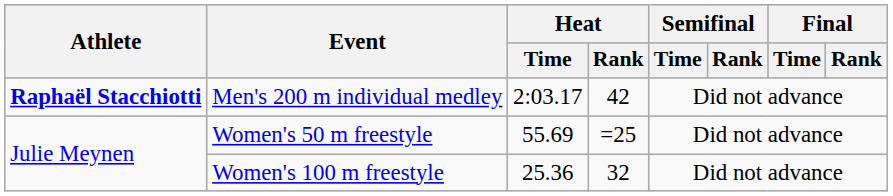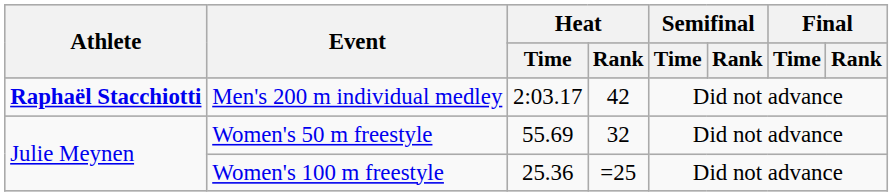(618, 135) =25 -> (618, 135) 32
(618, 172) 32 -> (618, 172) =25
